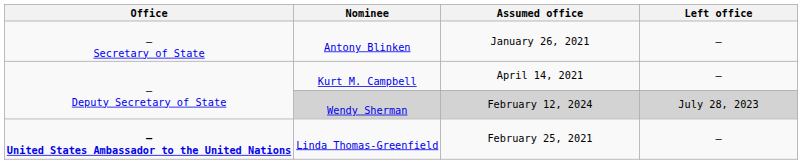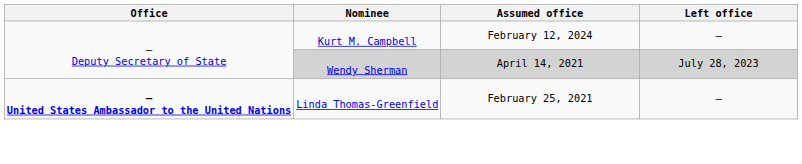- row: (367, 47)
(540, 76) April 14, 2021 -> (540, 35) February 12, 2024
(540, 104) February 12, 2024 -> (540, 64) April 14, 2021
